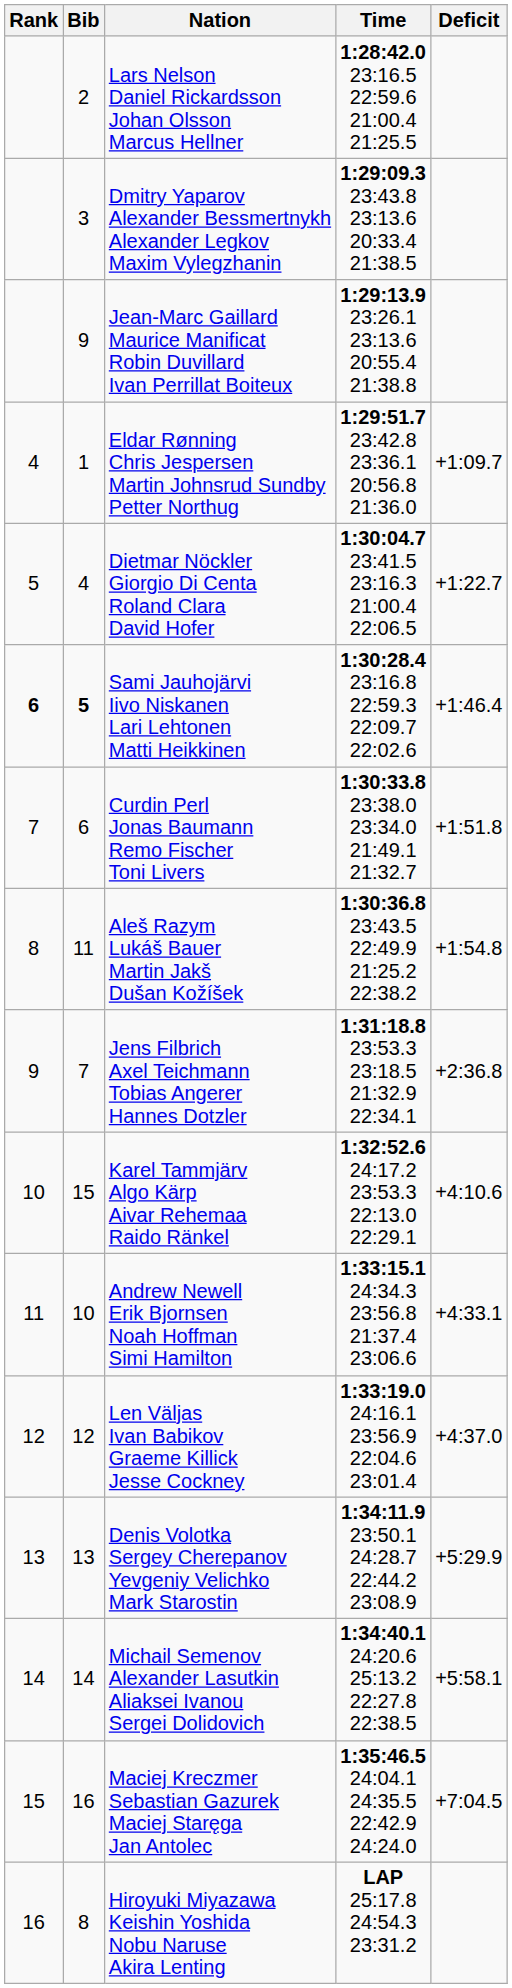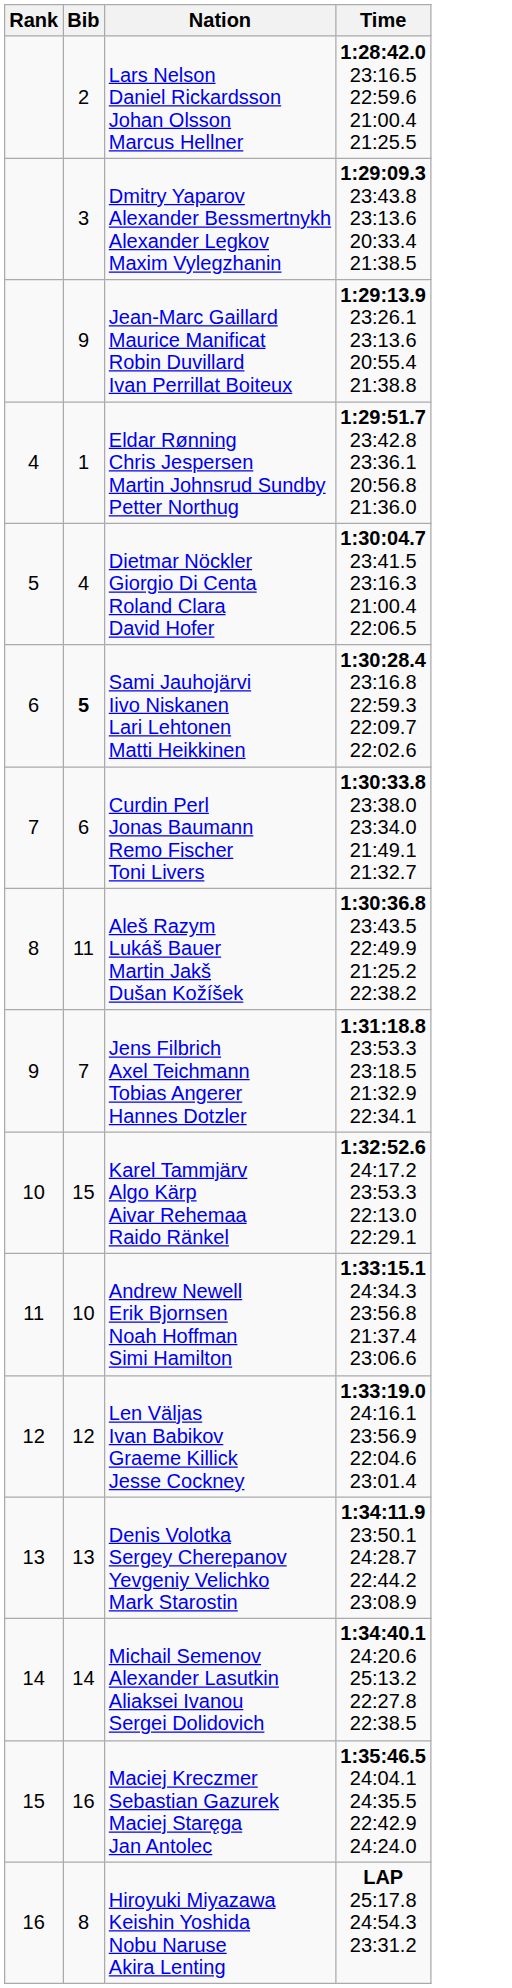- column: (469, 20)
(34, 705) bold -> (34, 705) normal
